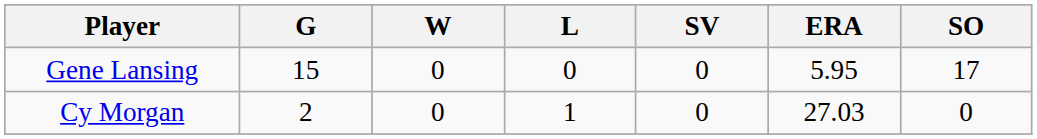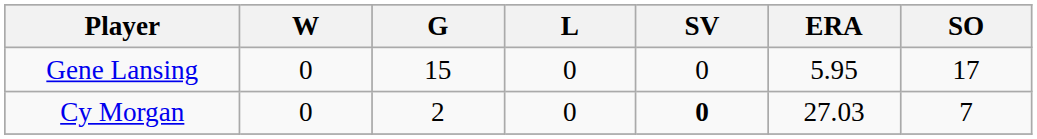columns swapped: (306, 26) <-> (438, 26)
(570, 112) 1 -> (570, 112) 0
(702, 112) normal -> (702, 112) bold
(966, 112) 0 -> (966, 112) 7
